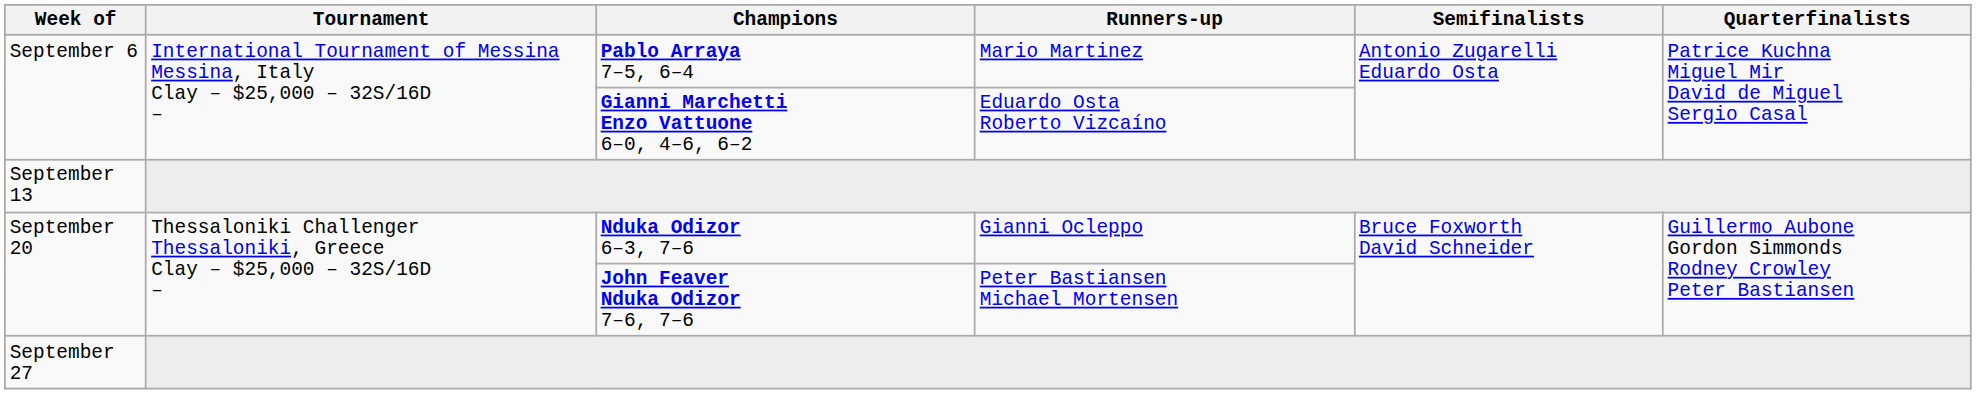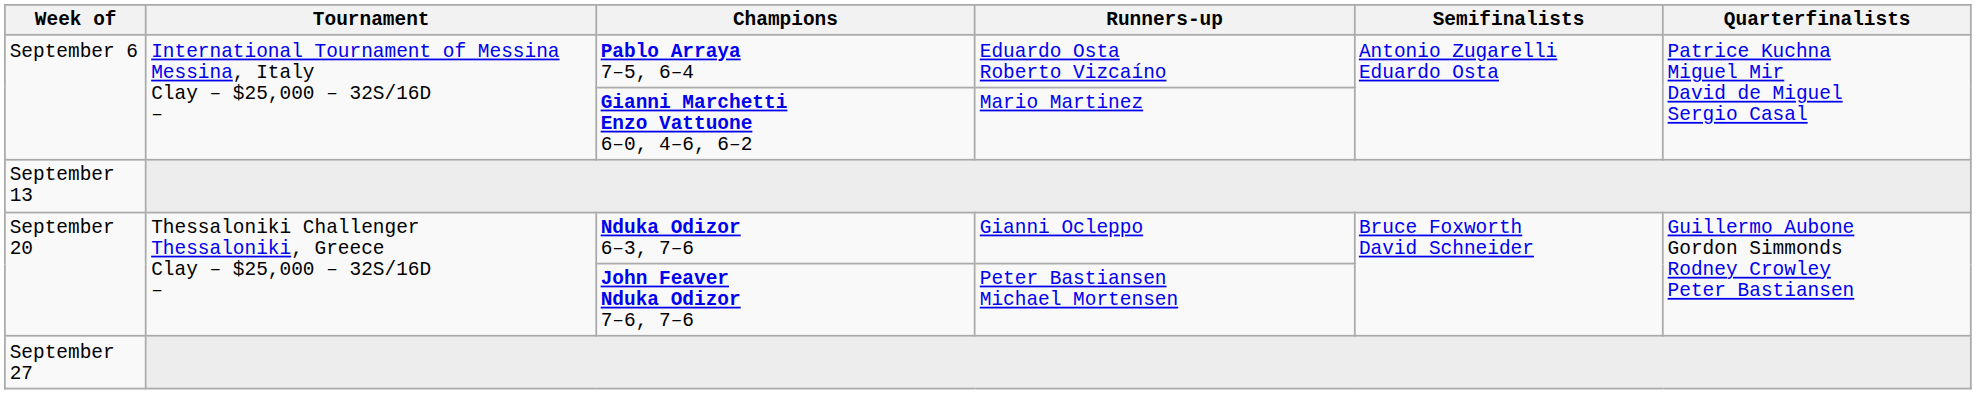(1061, 51) Mario Martinez -> (1073, 61) Eduardo Osta Roberto Vizcaíno
(1073, 113) Eduardo Osta Roberto Vizcaíno -> (1061, 103) Mario Martinez
